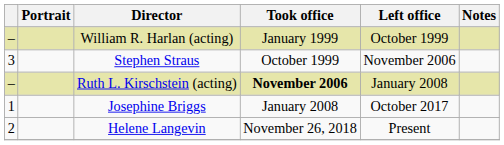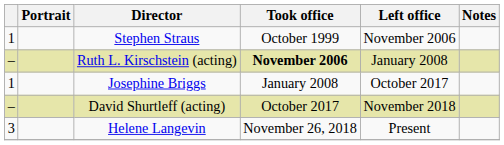- row: (157, 38)
(11, 60) 3 -> (11, 38) 1
+ row: (157, 106)
(11, 128) 2 -> (11, 128) 3
